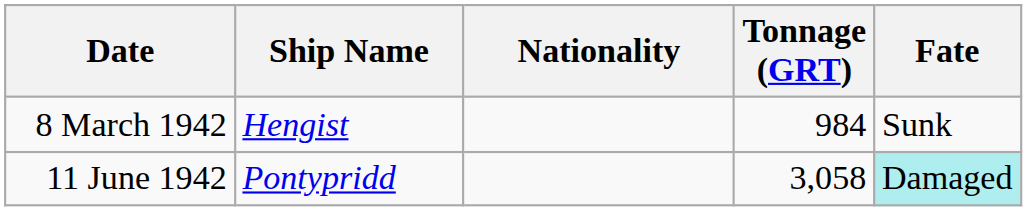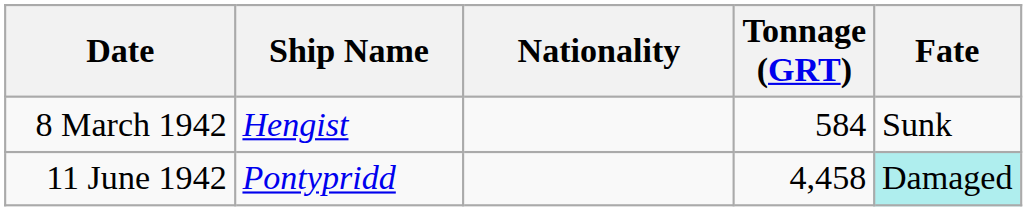(841, 123) 984 -> (841, 123) 584
(828, 177) 3,058 -> (828, 177) 4,458
